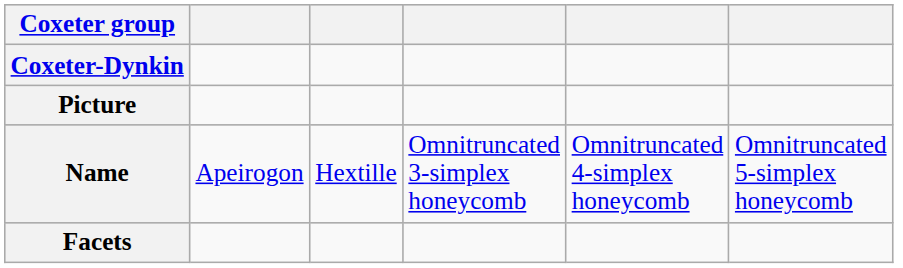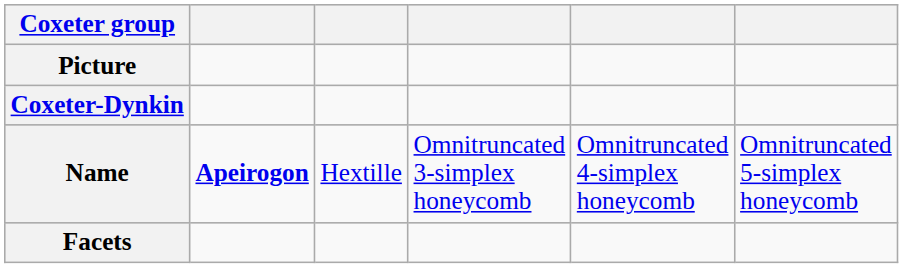rows swapped: (97, 64) <-> (97, 104)
(250, 173) normal -> (252, 173) bold
